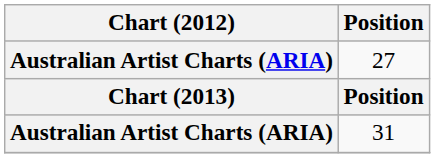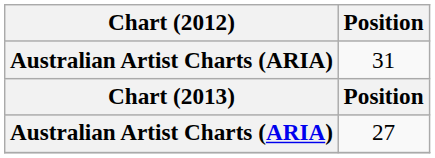rows swapped: (384, 59) <-> (384, 133)
